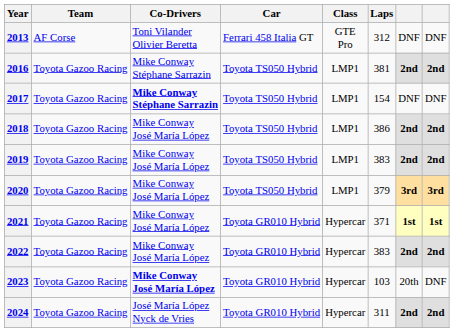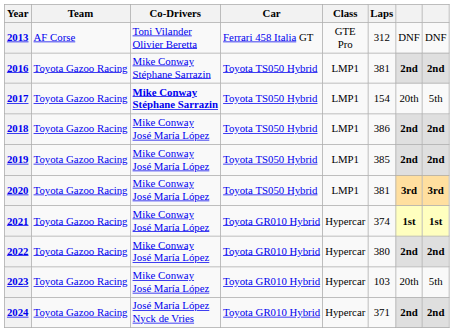(409, 99) DNF -> (409, 99) 20th
(436, 99) DNF -> (436, 99) 5th
(382, 160) 383 -> (382, 160) 385
(382, 190) 379 -> (382, 190) 381
(382, 221) 371 -> (382, 221) 374
(382, 251) 383 -> (382, 251) 380
(174, 282) bold -> (171, 282) normal
(436, 282) DNF -> (436, 282) 5th
(382, 313) 311 -> (382, 313) 371
